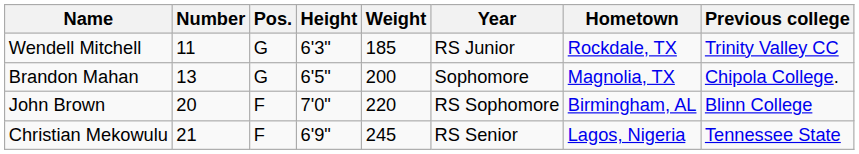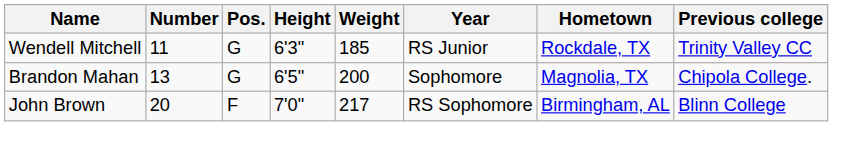(381, 105) 220 -> (354, 105) 217
- row: (88, 134)
